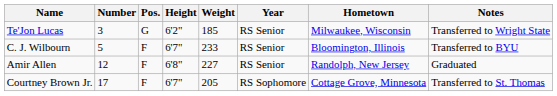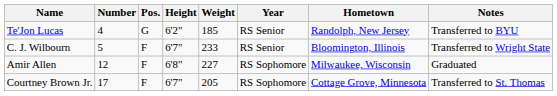(100, 30) 3 -> (100, 30) 4
(361, 30) Milwaukee, Wisconsin -> (360, 30) Randolph, New Jersey
(491, 30) Transferred to Wright State -> (475, 30) Transferred to BYU
(475, 47) Transferred to BYU -> (491, 47) Transferred to Wright State
(262, 64) RS Senior -> (273, 64) RS Sophomore
(360, 64) Randolph, New Jersey -> (361, 64) Milwaukee, Wisconsin
